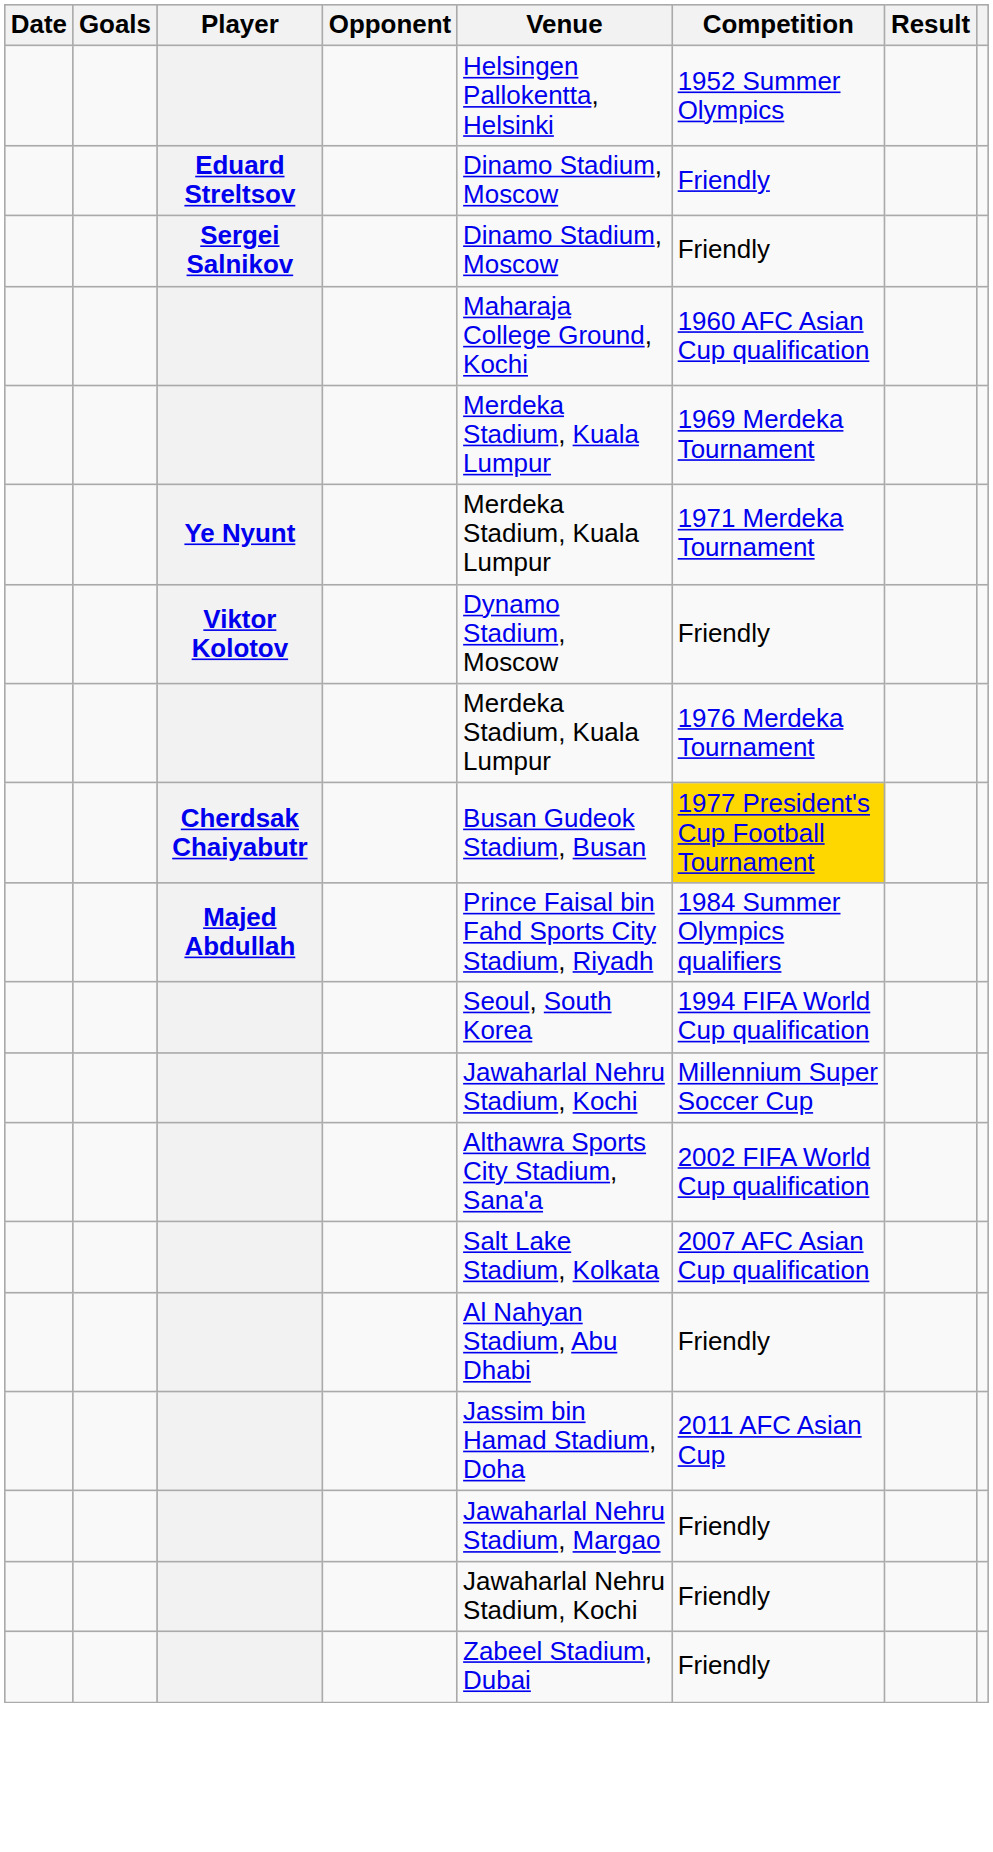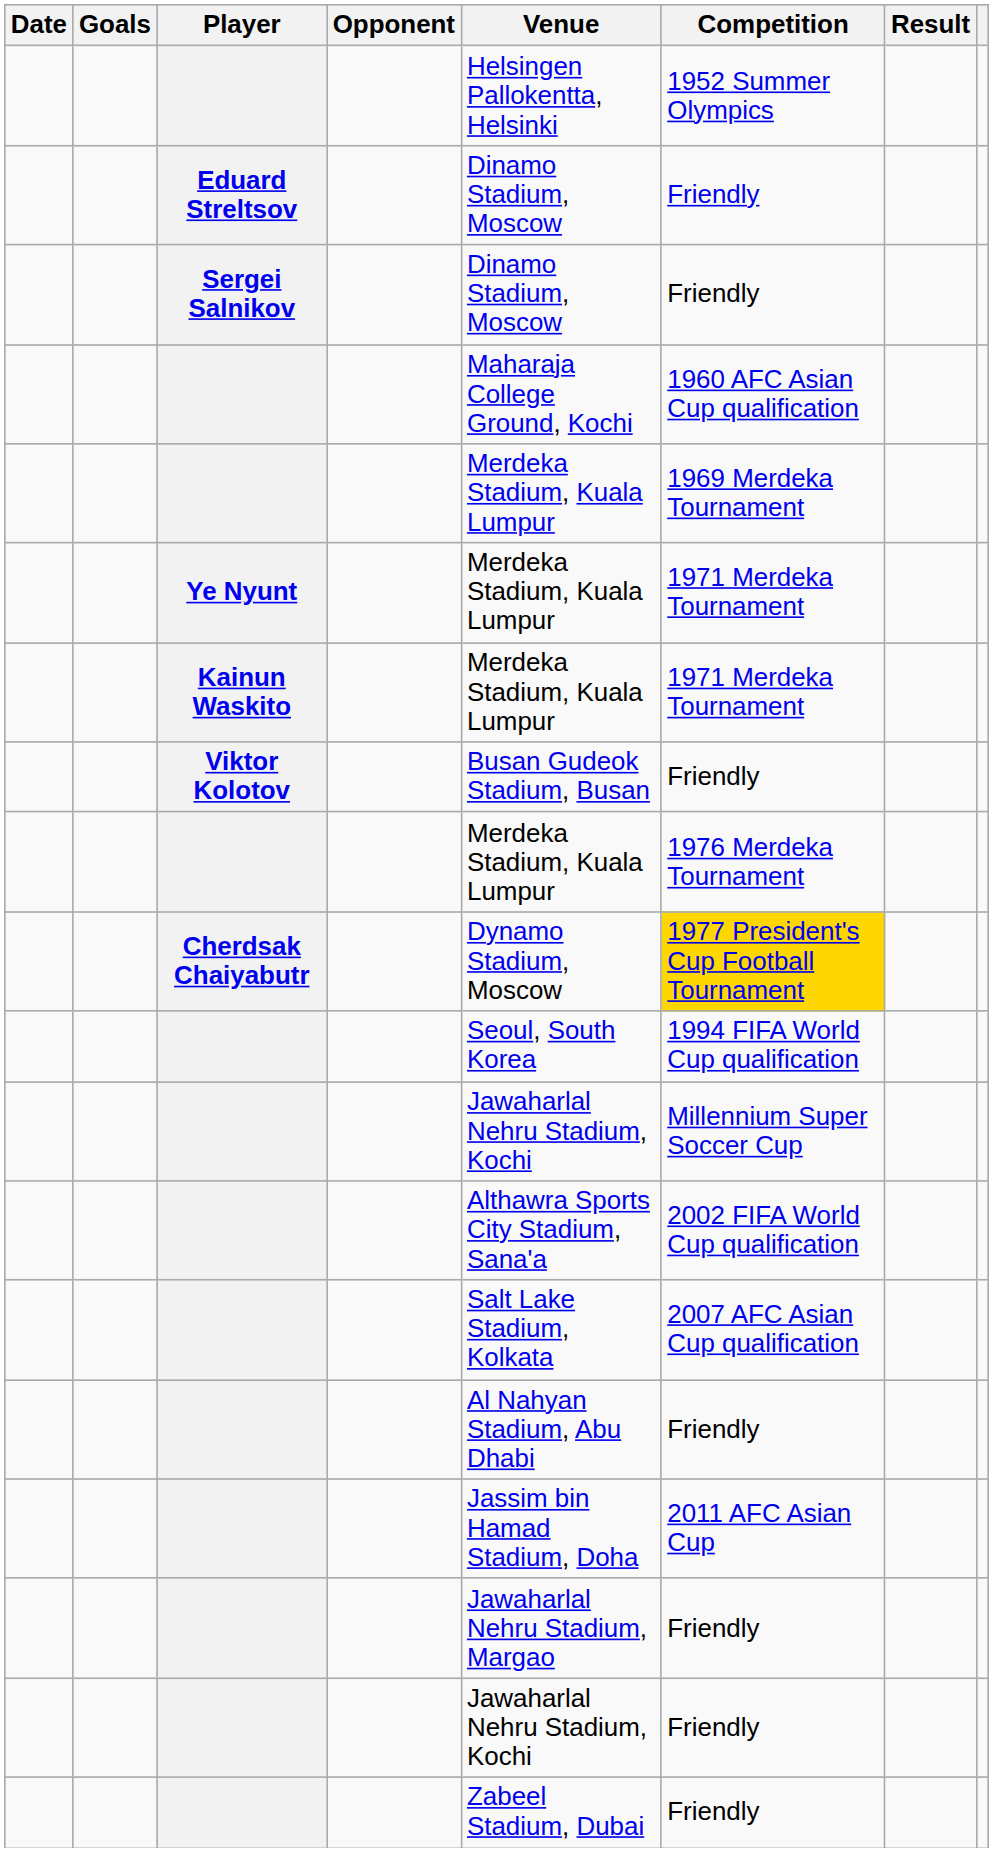+ row: (39, 692)
(514, 633) Dynamo Stadium, Moscow -> (558, 776) Busan Gudeok Stadium, Busan
(555, 832) Busan Gudeok Stadium, Busan -> (518, 961) Dynamo Stadium, Moscow
- row: (39, 932)
